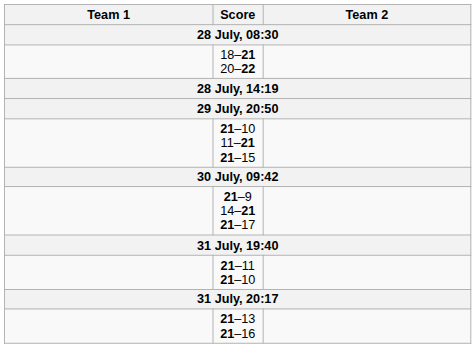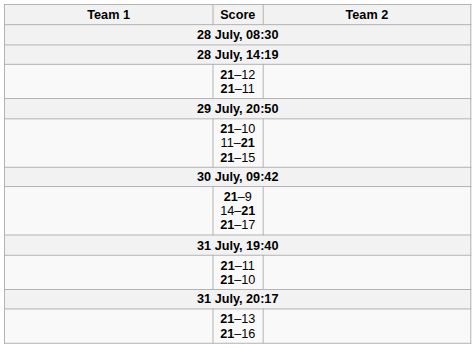- row: (238, 62)
+ row: (238, 82)
